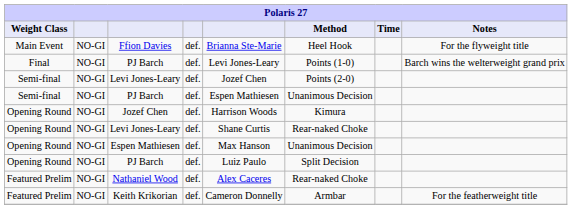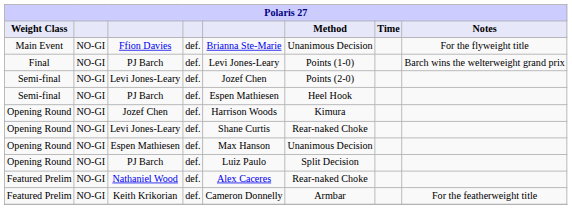(330, 45) Heel Hook -> (330, 45) Unanimous Decision
(330, 95) Unanimous Decision -> (330, 95) Heel Hook
